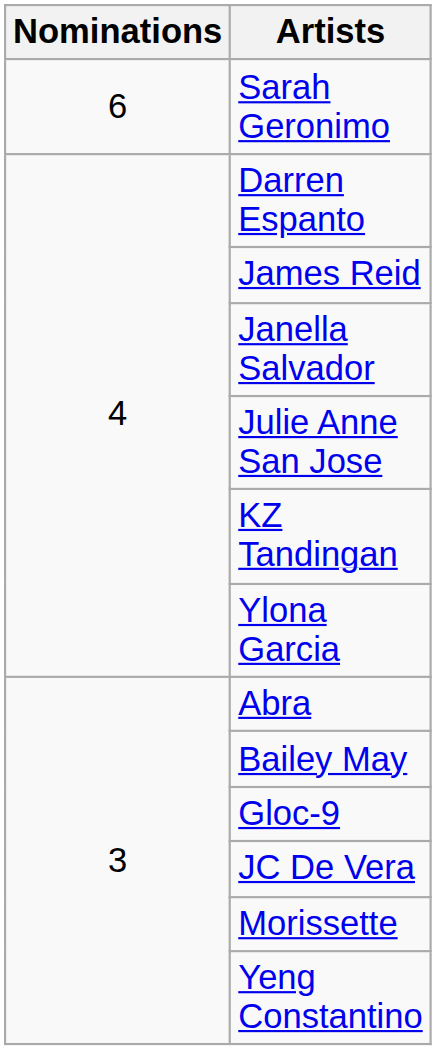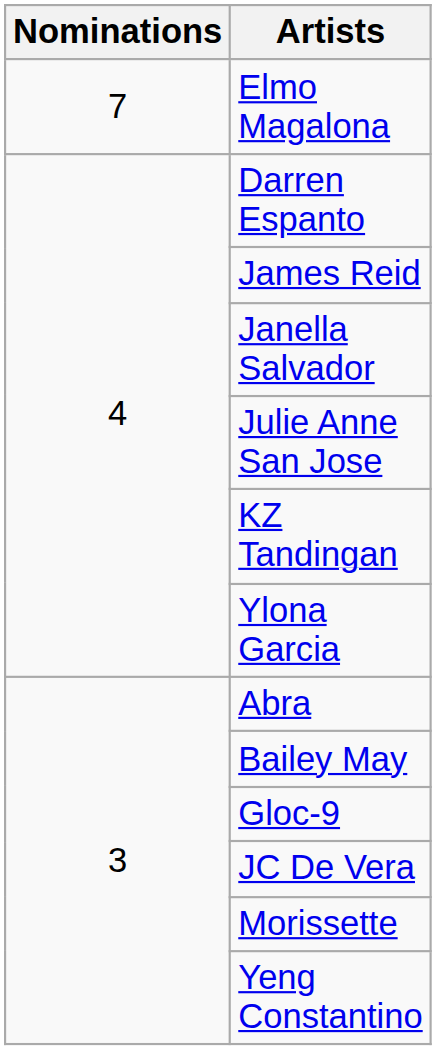+ row: (314, 106)
- row: (314, 106)
